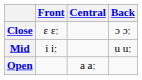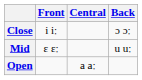(51, 30) ɛ ɛː -> (51, 30) i iː
(51, 48) i iː -> (51, 48) ɛ ɛː
